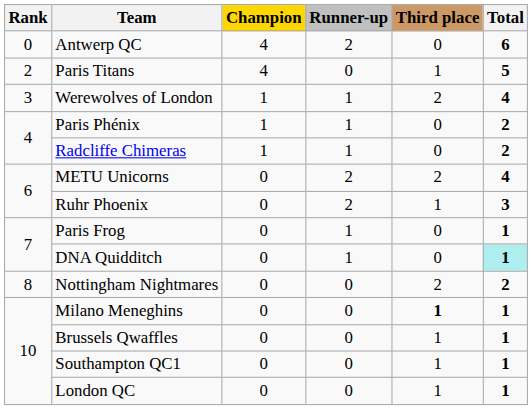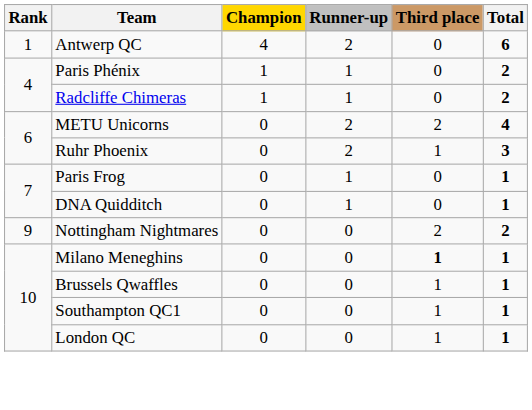(28, 44) 0 -> (28, 44) 1
- row: (95, 71)
- row: (134, 97)
(505, 257) paleturquoise background -> (505, 204) no background
(28, 284) 8 -> (28, 230) 9
